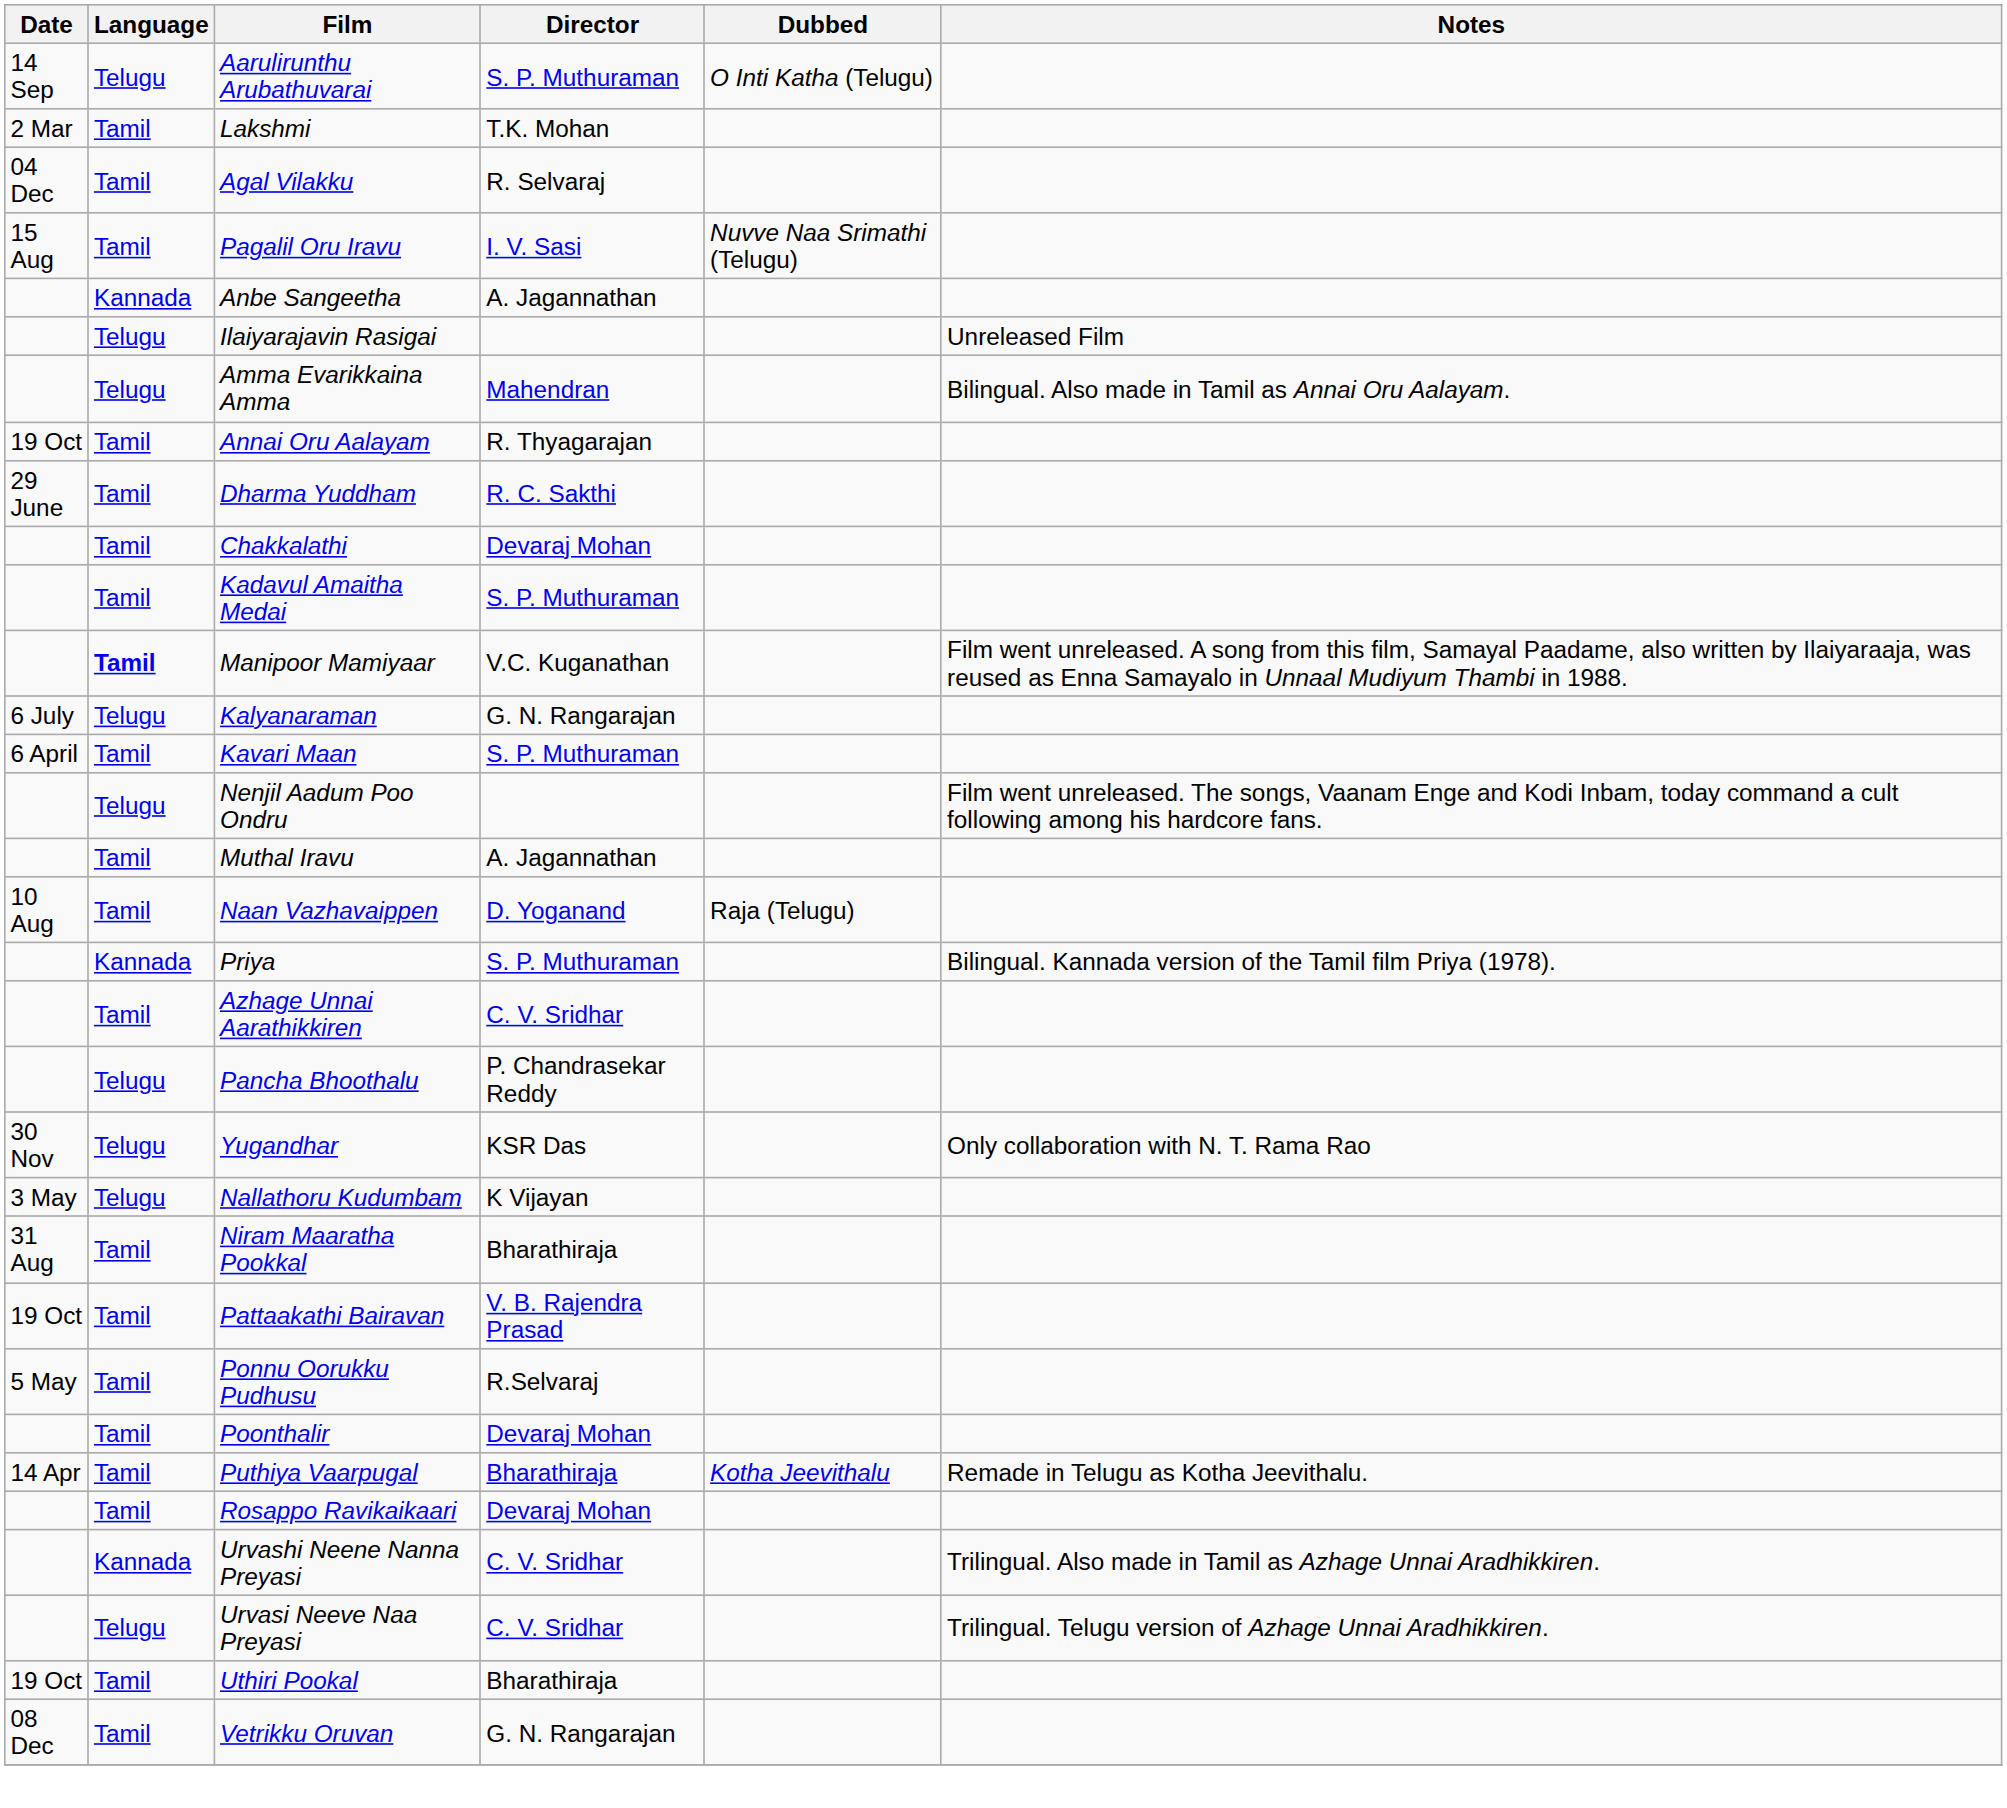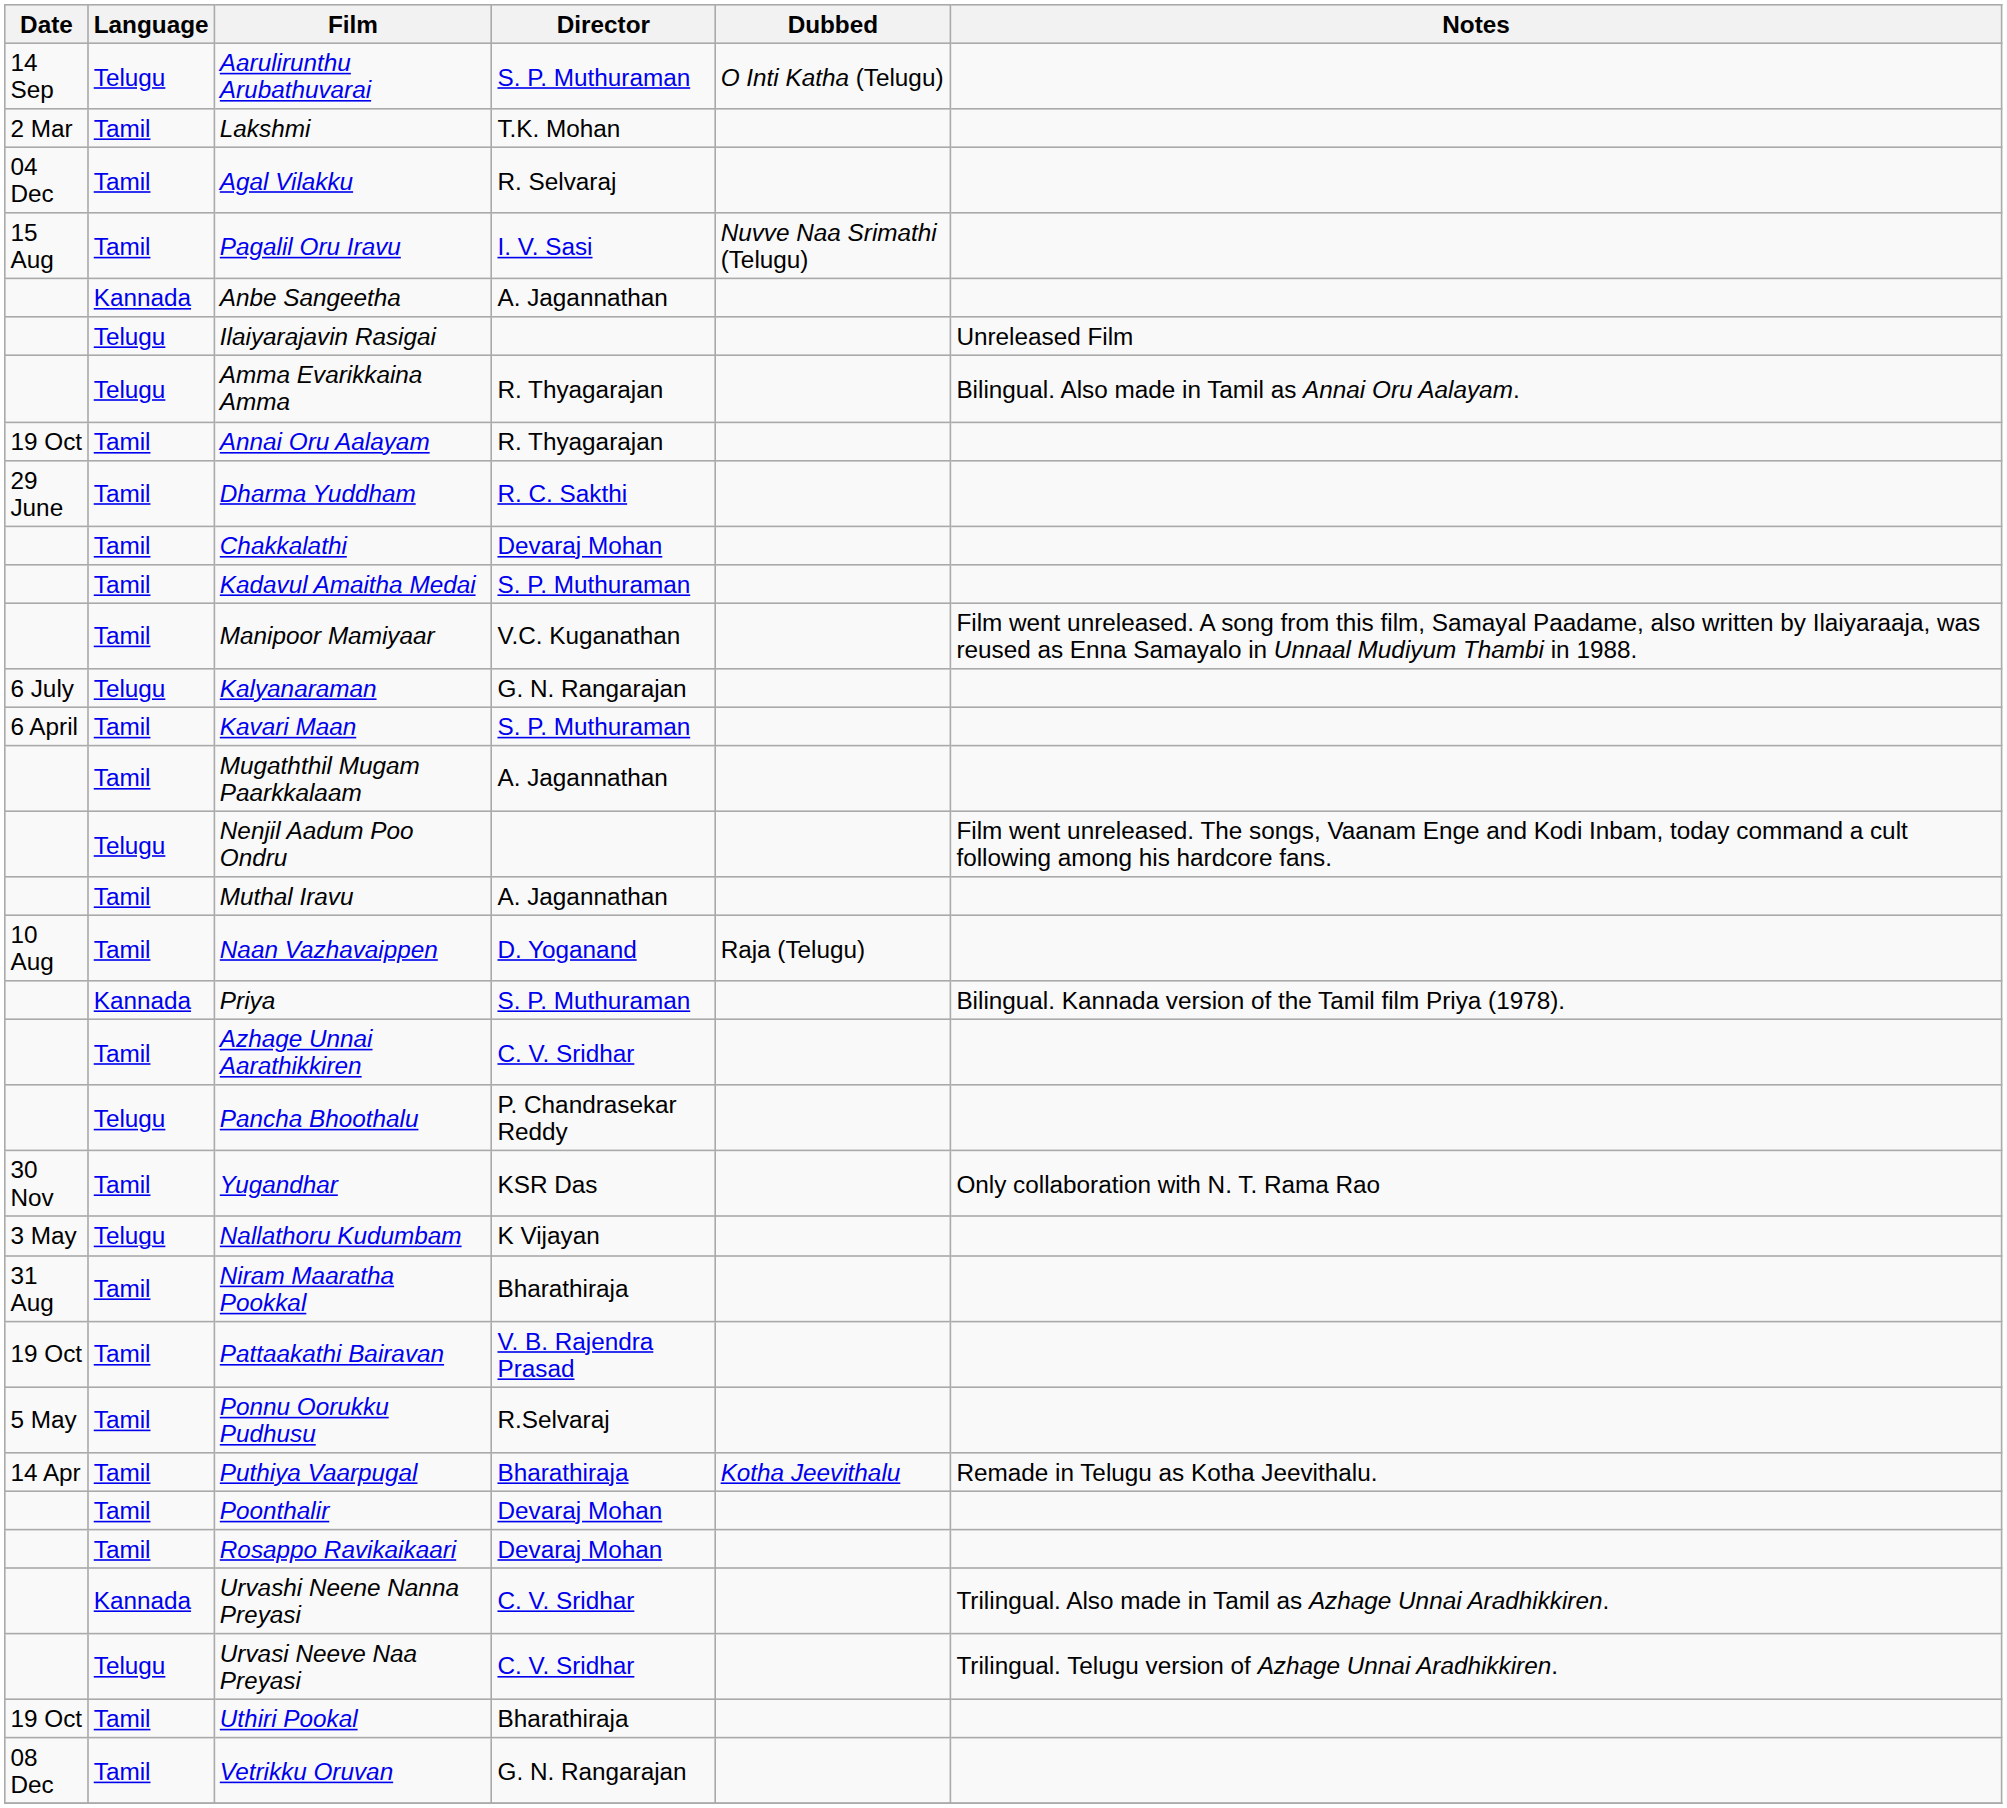(548, 389) Mahendran -> (580, 389) R. Thyagarajan
(125, 663) bold -> (122, 636) normal
+ row: (320, 779)
(130, 1146) Telugu -> (122, 1184) Tamil
rows swapped: (275, 1433) <-> (319, 1472)
